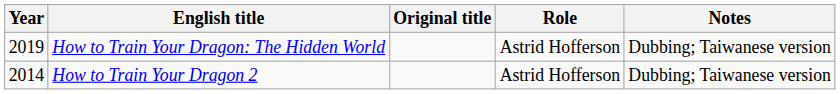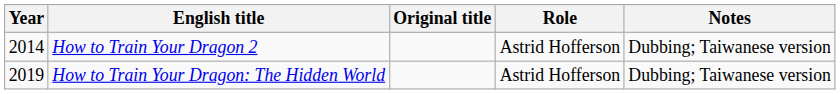rows swapped: (155, 74) <-> (219, 46)
